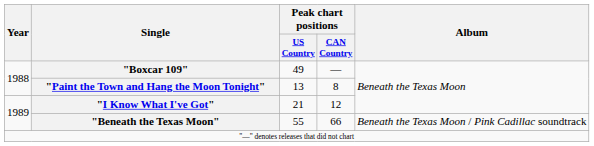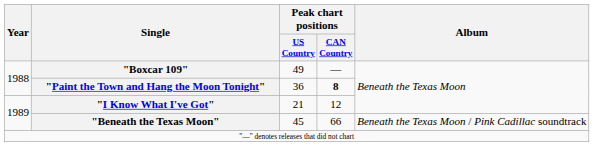(298, 87) 13 -> (298, 87) 36
(336, 87) normal -> (336, 87) bold
(298, 122) 55 -> (298, 122) 45
